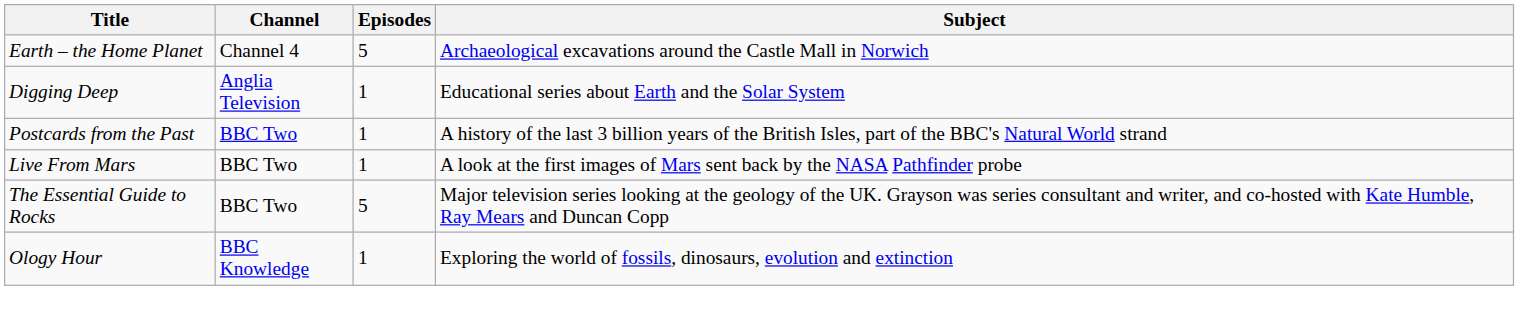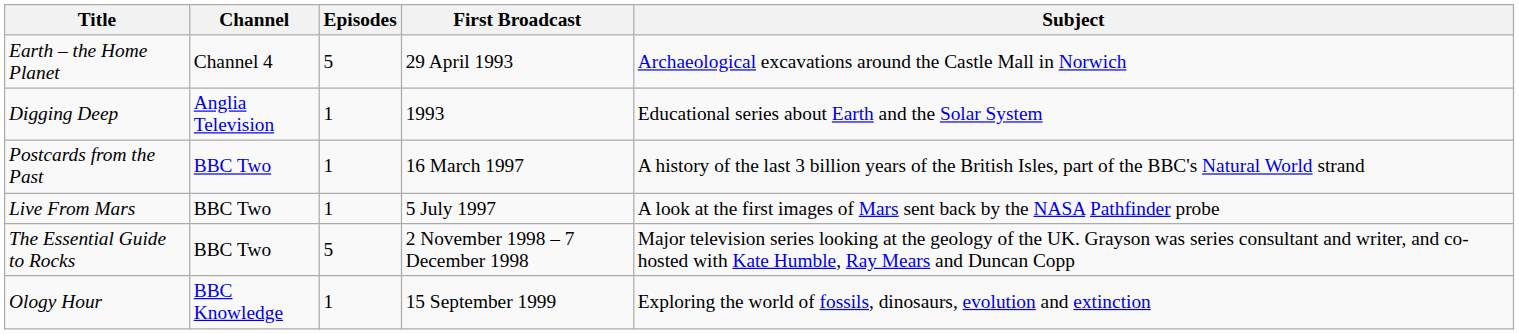+ column: (517, 19)
